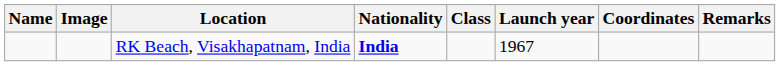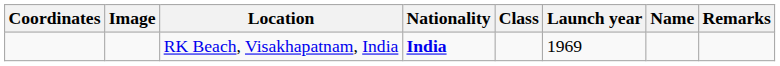columns swapped: (31, 18) <-> (648, 18)
(517, 46) 1967 -> (565, 46) 1969
